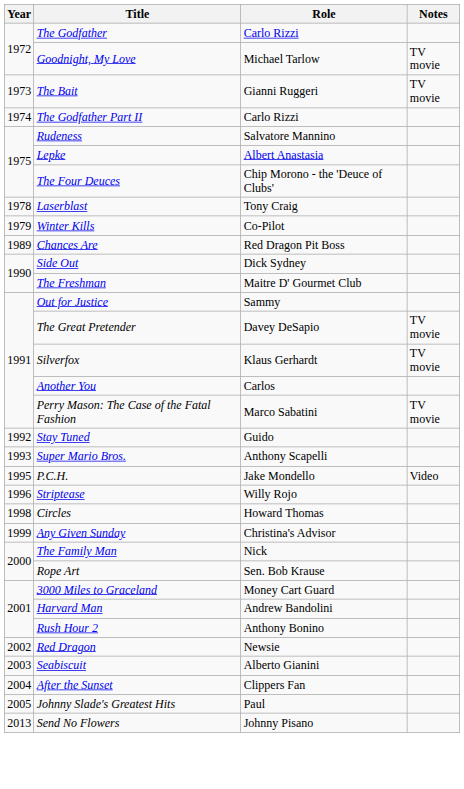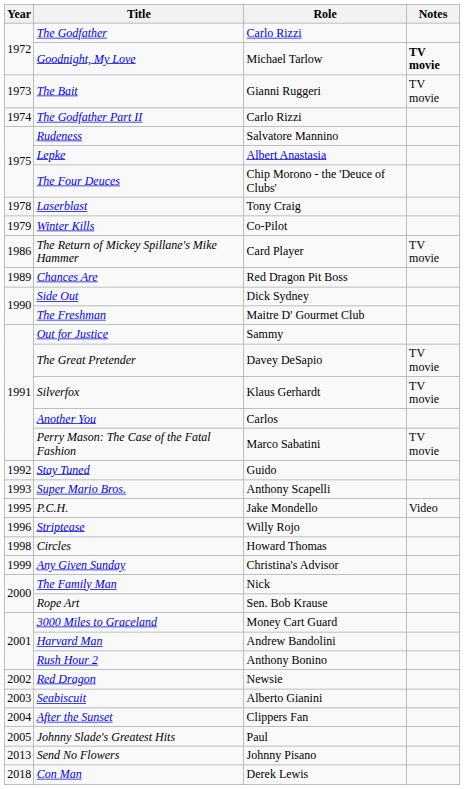(425, 58) normal -> (424, 58) bold
+ row: (127, 251)
+ row: (59, 774)
